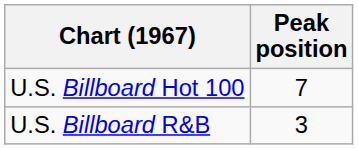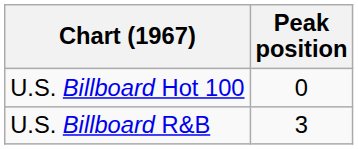(301, 87) 7 -> (301, 87) 0
